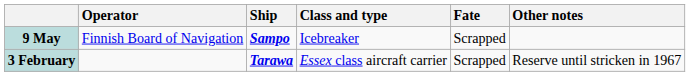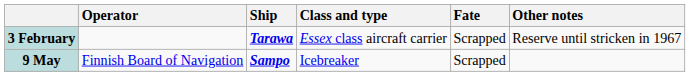rows swapped: (42, 60) <-> (42, 37)
